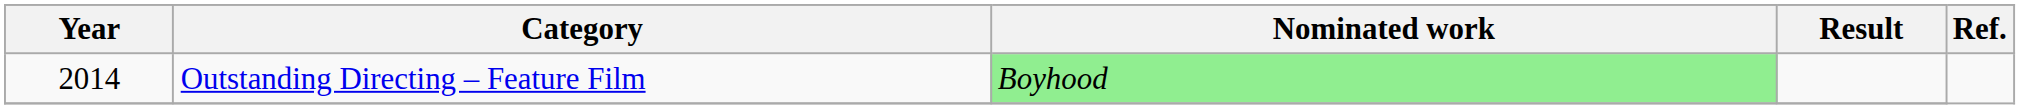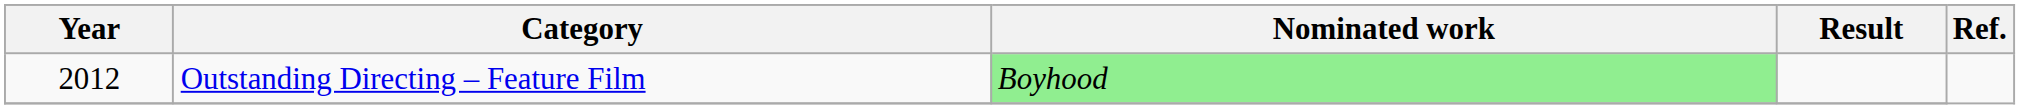(89, 77) 2014 -> (89, 77) 2012
